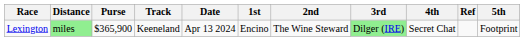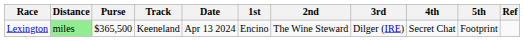columns swapped: (499, 12) <-> (468, 12)
(113, 28) $365,900 -> (113, 28) $365,500
(379, 28) lightgreen background -> (379, 28) no background
